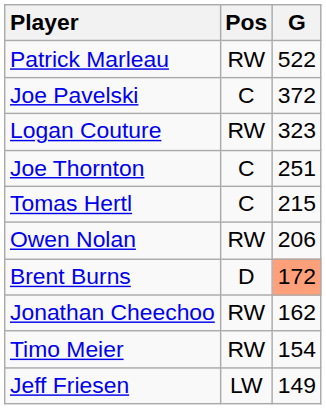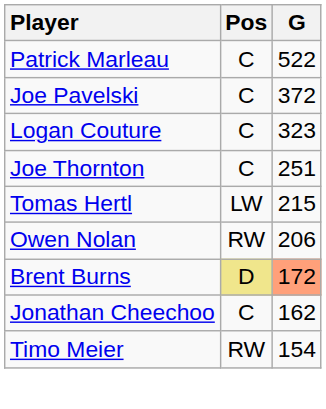(246, 58) RW -> (246, 58) C
(246, 131) RW -> (246, 131) C
(246, 204) C -> (246, 204) LW
(246, 276) no background -> (246, 276) khaki background
(246, 312) RW -> (246, 312) C
- row: (70, 385)
